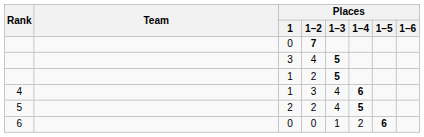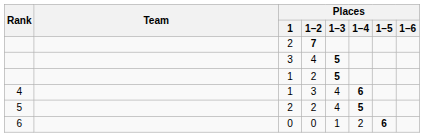(290, 44) 0 -> (290, 44) 2
